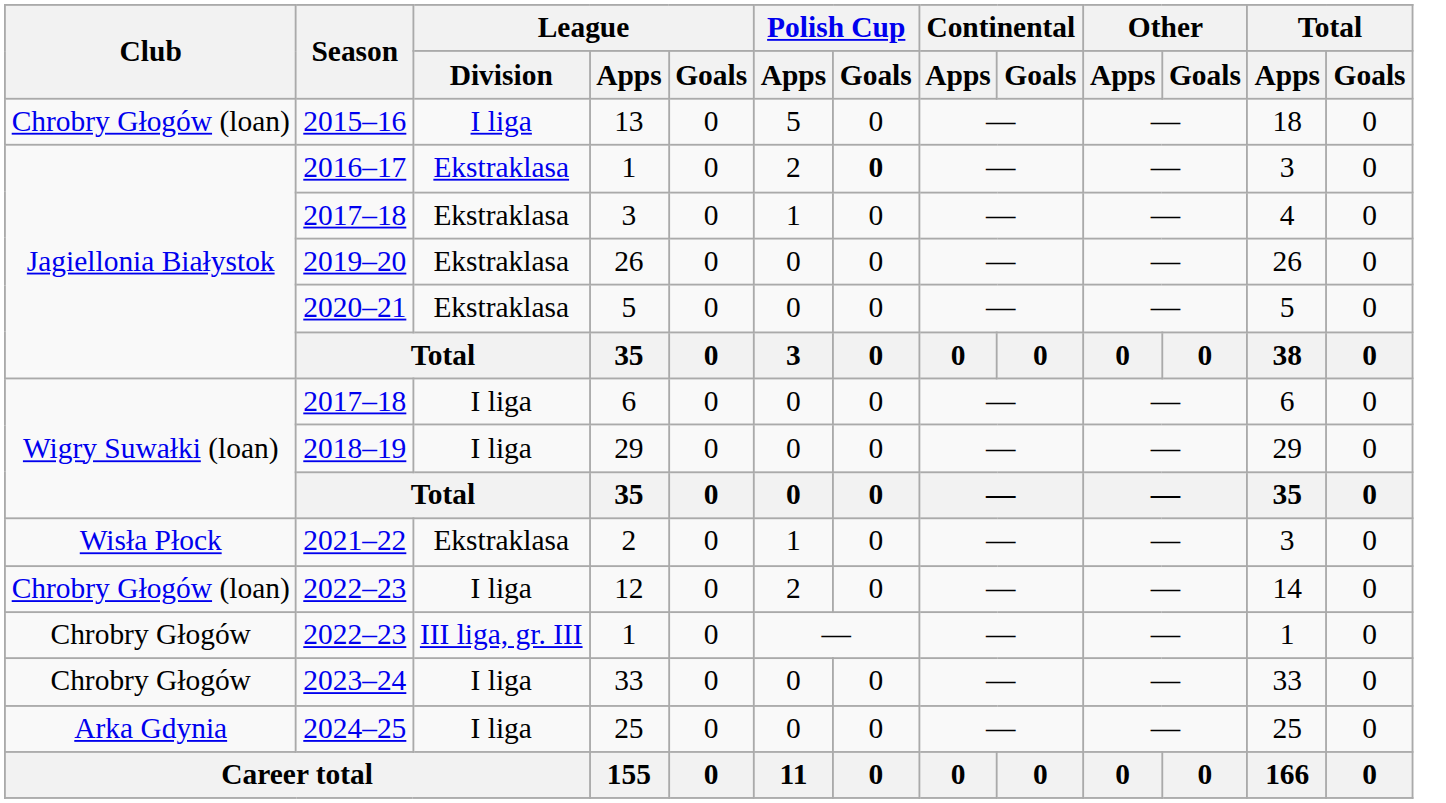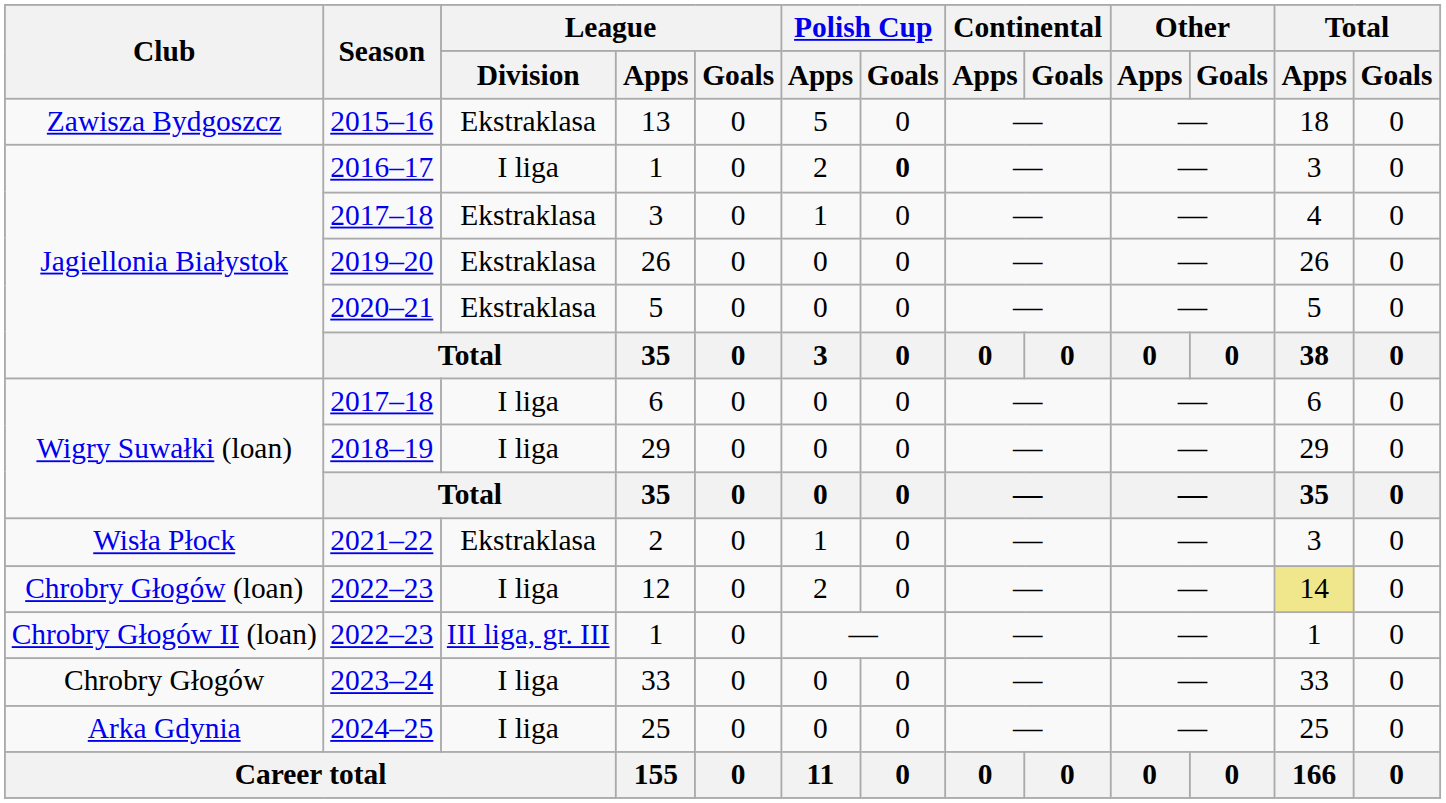(151, 121) Chrobry Głogów (loan) -> (164, 121) Zawisza Bydgoszcz
(501, 121) I liga -> (528, 121) Ekstraklasa
(501, 167) Ekstraklasa -> (528, 167) I liga
(1287, 588) no background -> (1314, 588) khaki background
(151, 634) Chrobry Głogów -> (164, 634) Chrobry Głogów II (loan)
